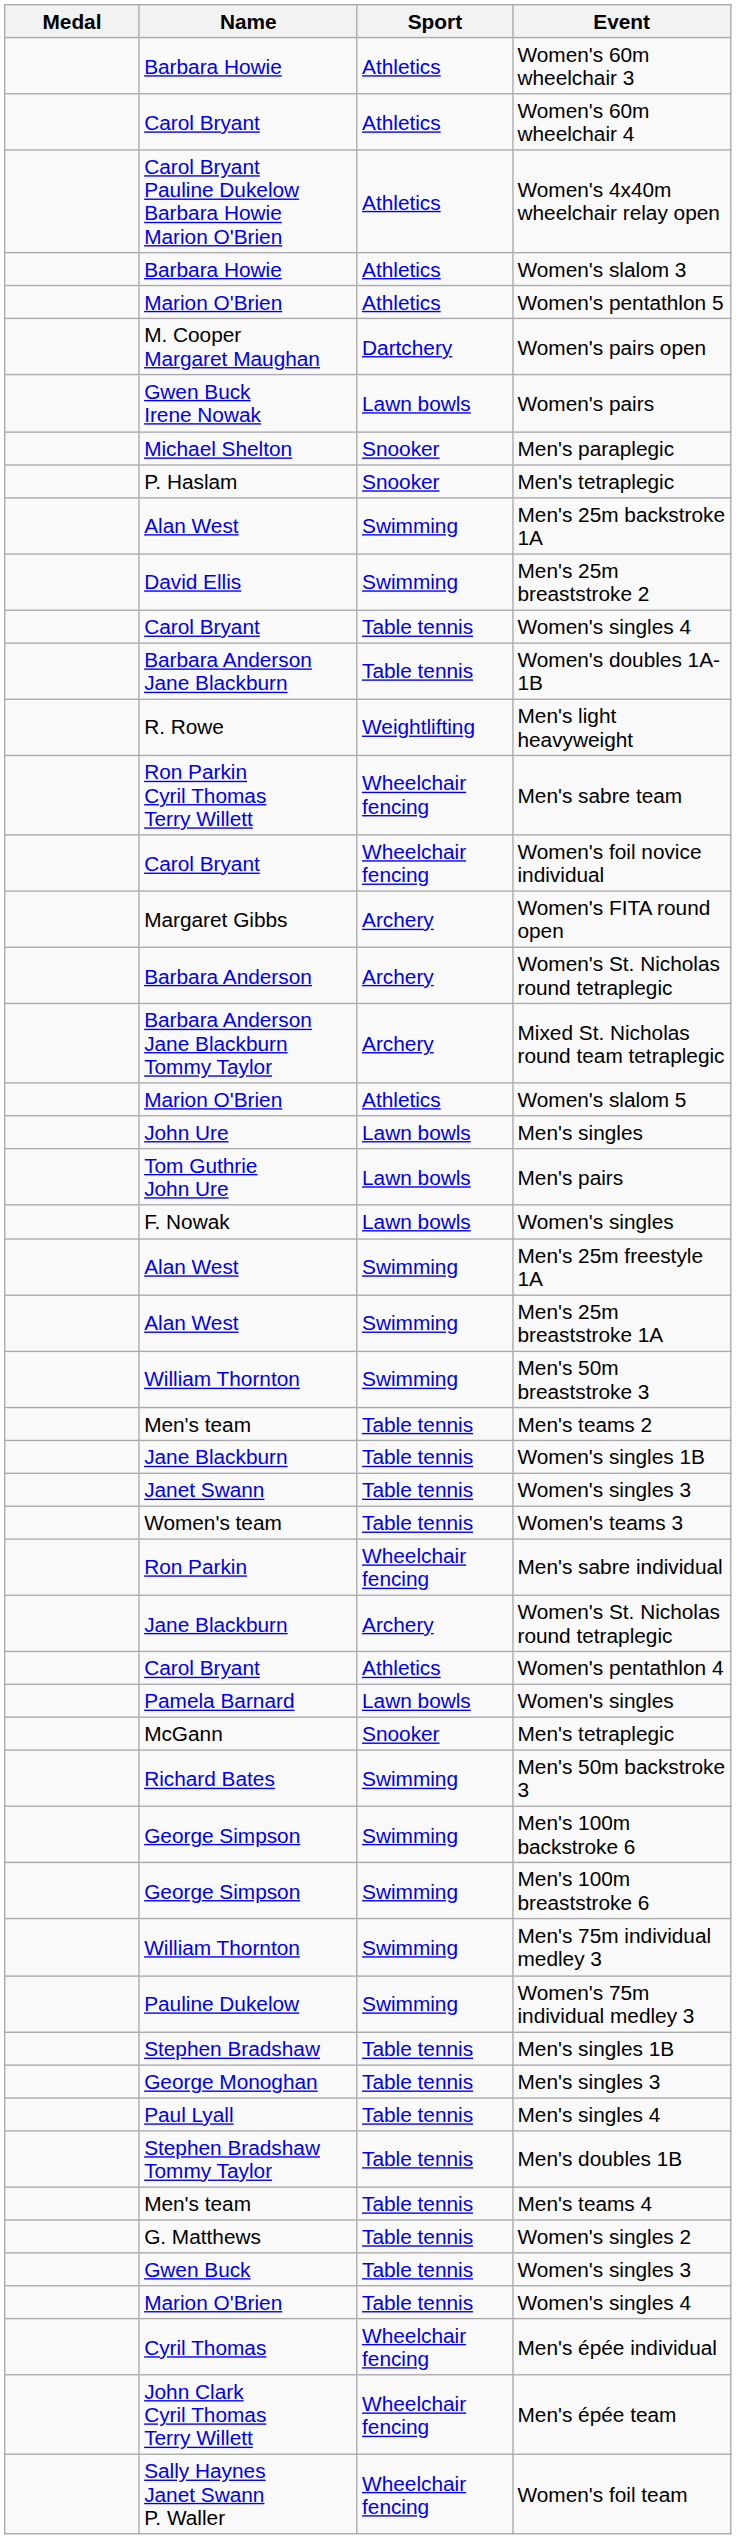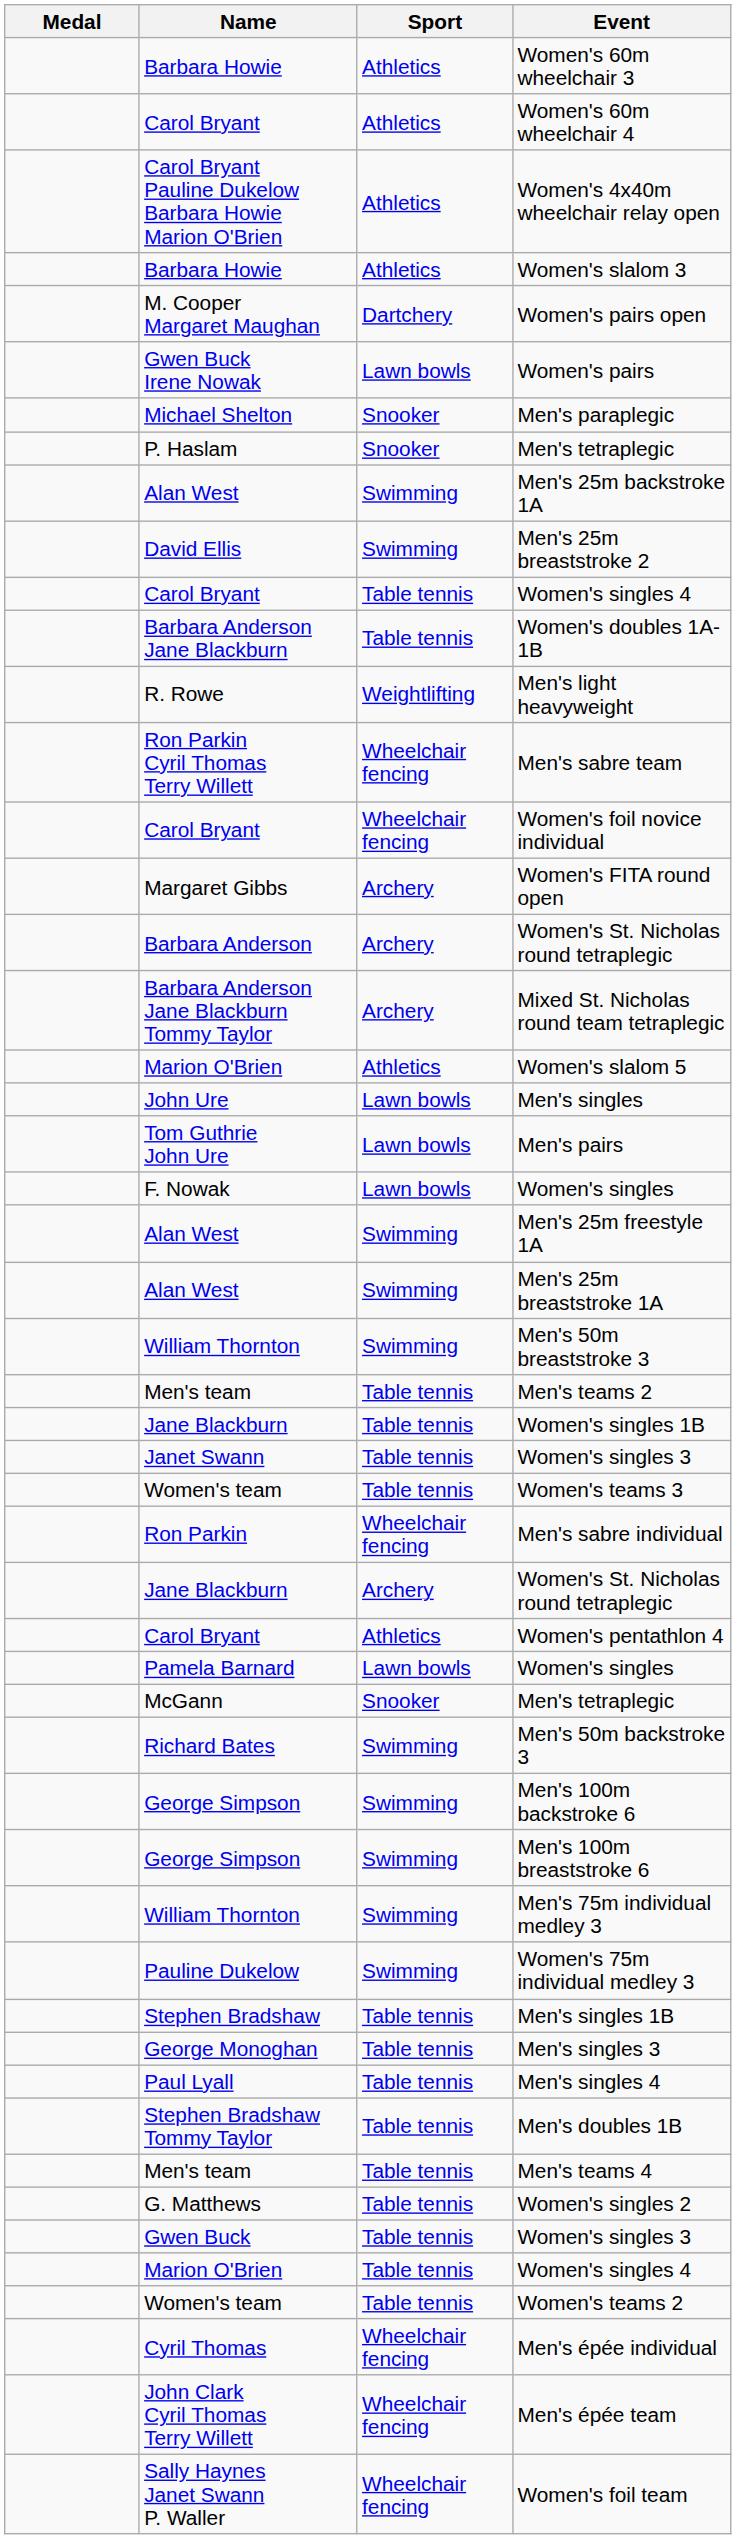- row: (213, 303)
+ row: (213, 2302)
